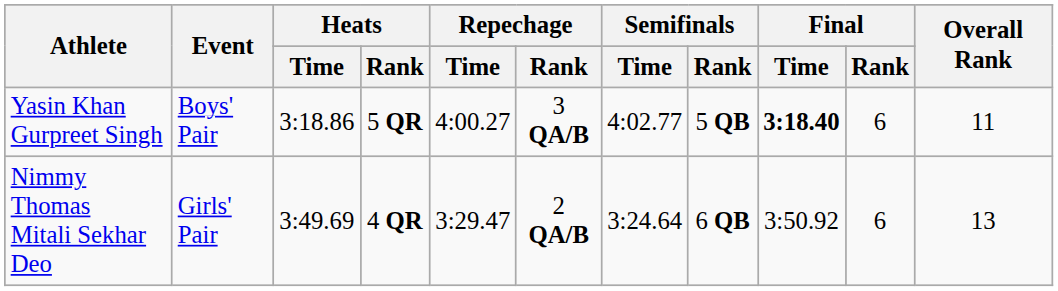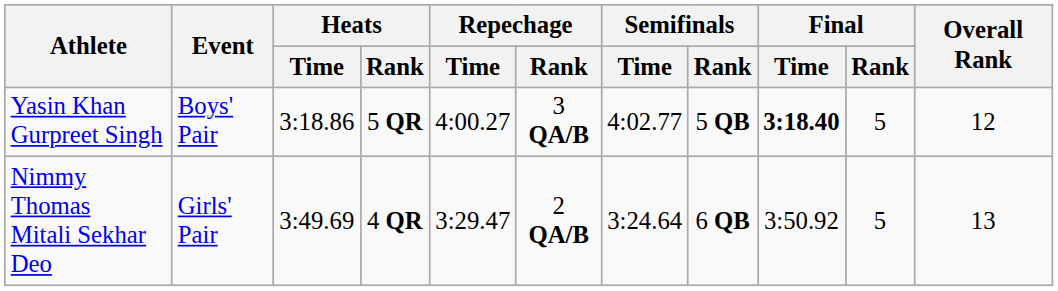(880, 121) 6 -> (880, 121) 5
(983, 121) 11 -> (983, 121) 12
(880, 220) 6 -> (880, 220) 5
